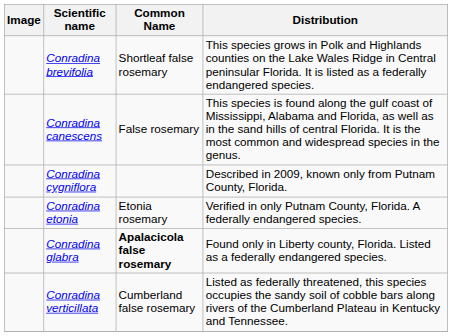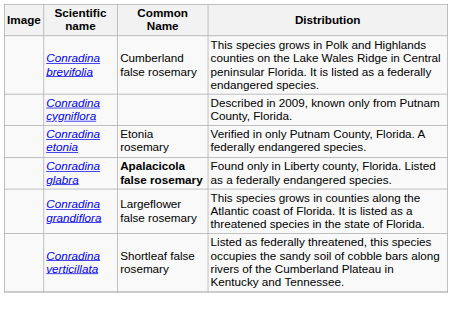(156, 65) Shortleaf false rosemary -> (158, 65) Cumberland false rosemary
- row: (74, 129)
+ row: (74, 211)
(157, 302) Cumberland false rosemary -> (158, 262) Shortleaf false rosemary
